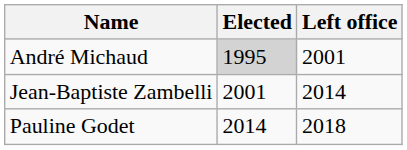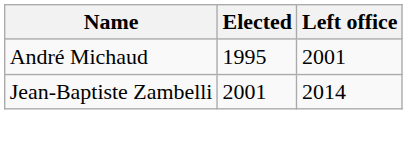(244, 56) lightgrey background -> (244, 56) no background
- row: (72, 126)
